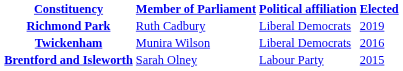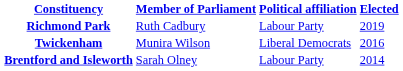(305, 26) Liberal Democrats -> (291, 26) Labour Party
(372, 60) 2015 -> (372, 60) 2014
